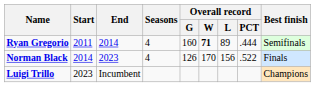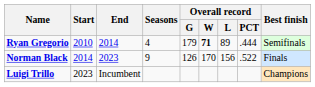(83, 43) 2011 -> (83, 43) 2010
(189, 43) 160 -> (189, 43) 179
(147, 58) 4 -> (147, 58) 9
